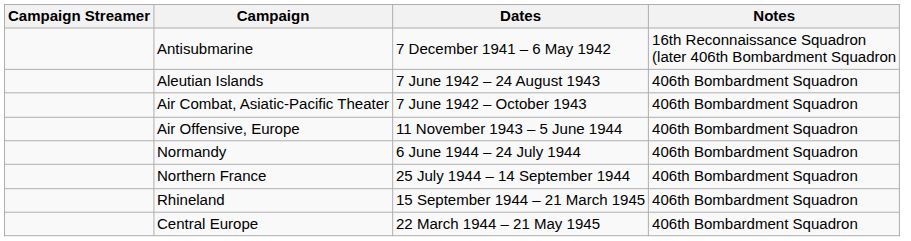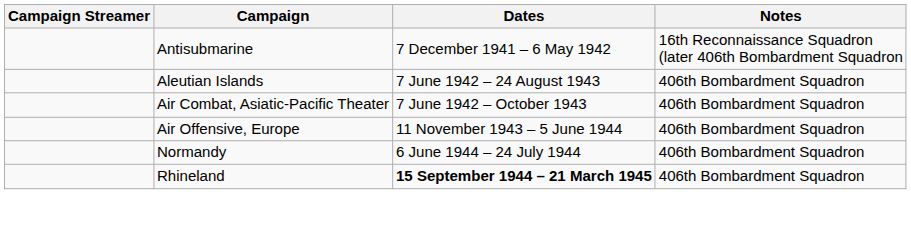- row: (212, 176)
(521, 200) normal -> (524, 176) bold
- row: (208, 224)
